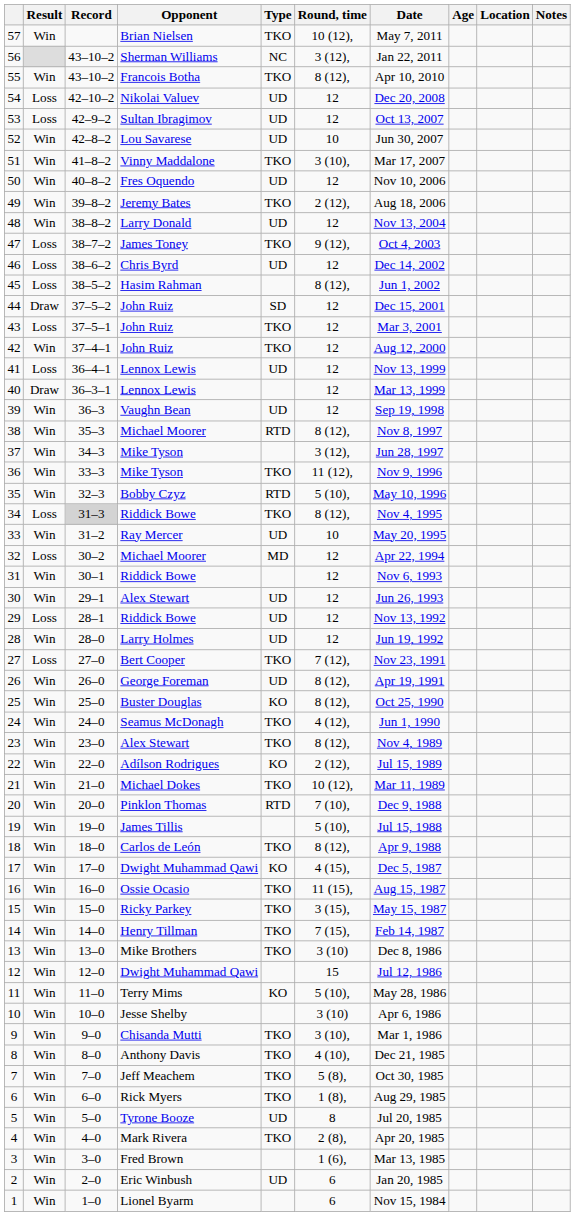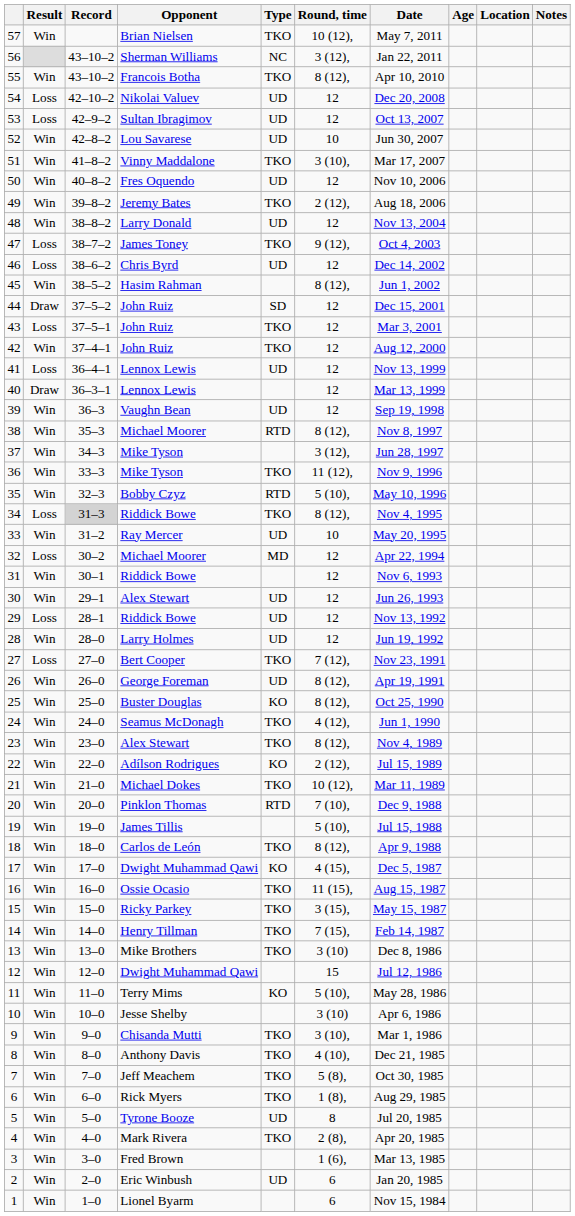(44, 285) Loss -> (44, 285) Win
